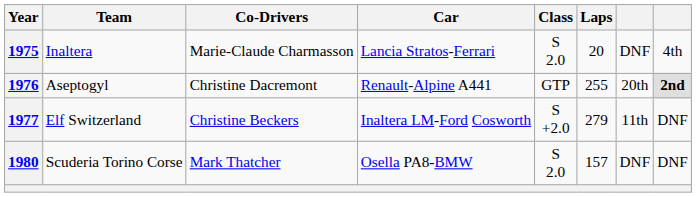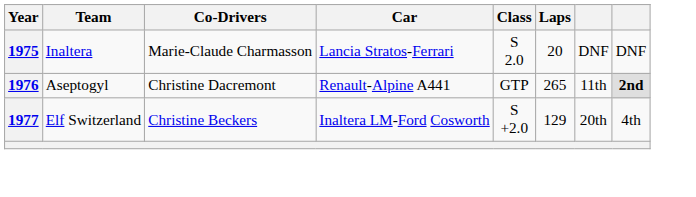(673, 51) 4th -> (631, 51) DNF
(596, 85) 255 -> (555, 85) 265
(635, 85) 20th -> (593, 85) 11th
(596, 120) 279 -> (555, 120) 129
(635, 120) 11th -> (593, 120) 20th
(673, 120) DNF -> (631, 120) 4th
- row: (23, 163)
